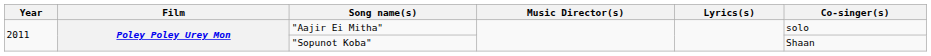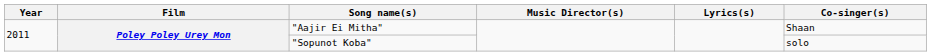(798, 28) solo -> (800, 28) Shaan
(800, 43) Shaan -> (798, 43) solo
